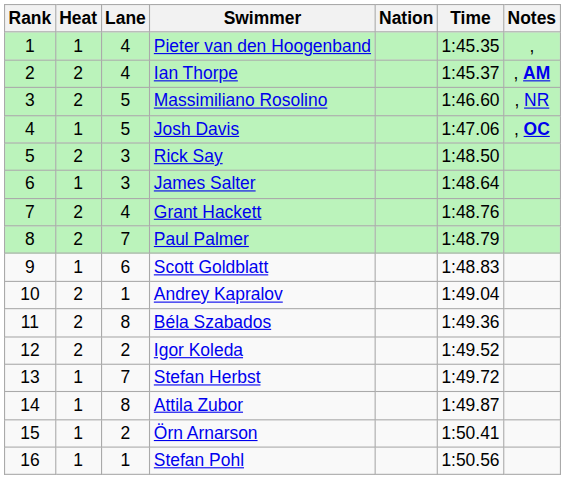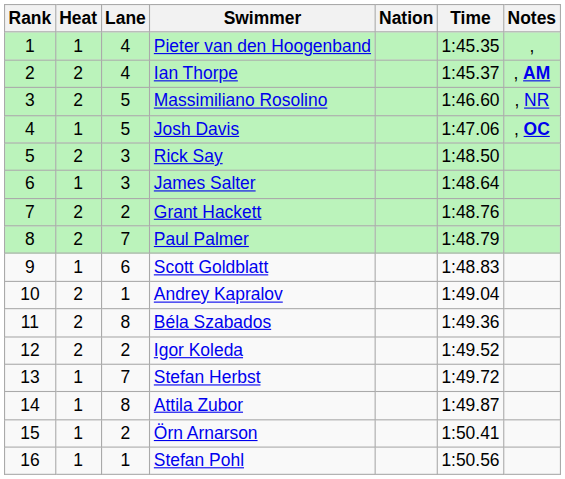(125, 211) 4 -> (125, 211) 2
